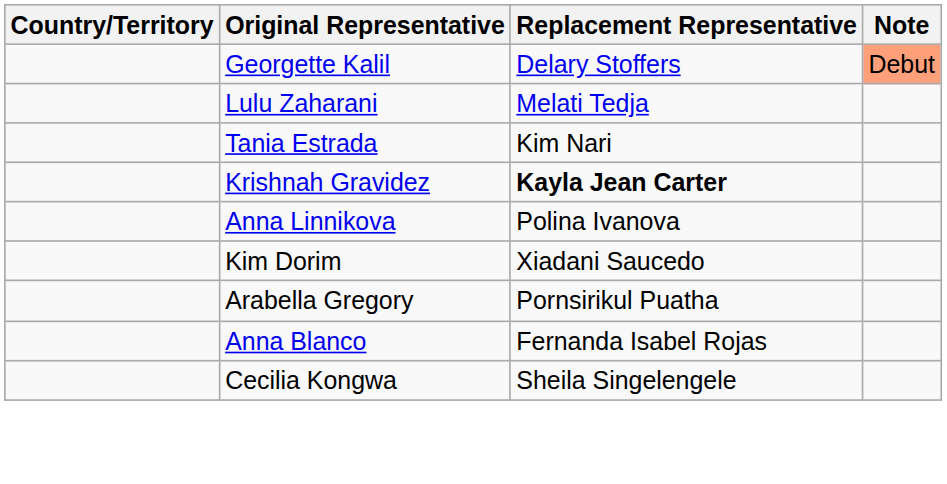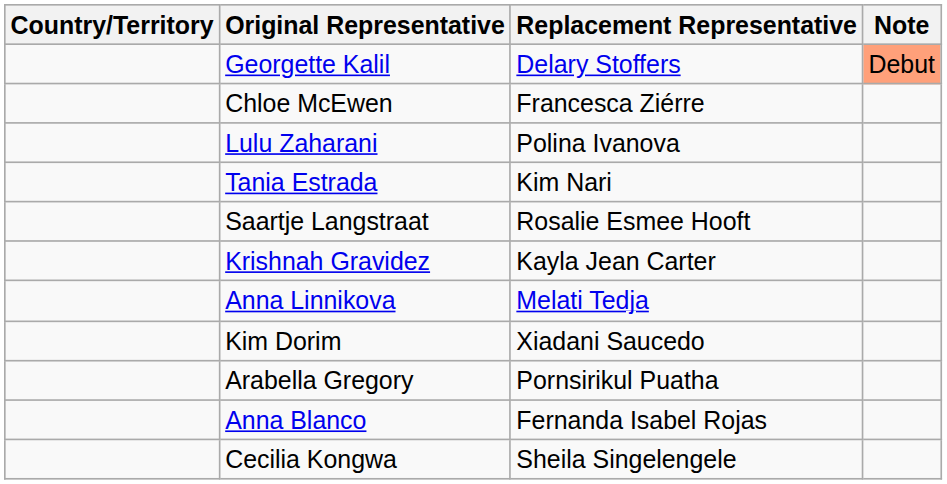+ row: (309, 104)
(583, 104) Melati Tedja -> (598, 143) Polina Ivanova
+ row: (327, 222)
(622, 183) bold -> (616, 262) normal
(598, 222) Polina Ivanova -> (583, 301) Melati Tedja
